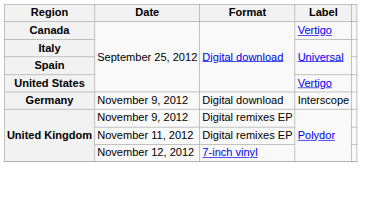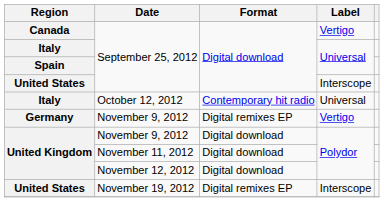(315, 83) Vertigo -> (346, 83) Interscope
+ row: (50, 100)
(243, 100) Digital download -> (247, 118) Digital remixes EP
(323, 100) Interscope -> (337, 118) Vertigo
(247, 118) Digital remixes EP -> (243, 135) Digital download
(247, 135) Digital remixes EP -> (243, 153) Digital download
(230, 153) 7-inch vinyl -> (243, 170) Digital download
+ row: (50, 188)
